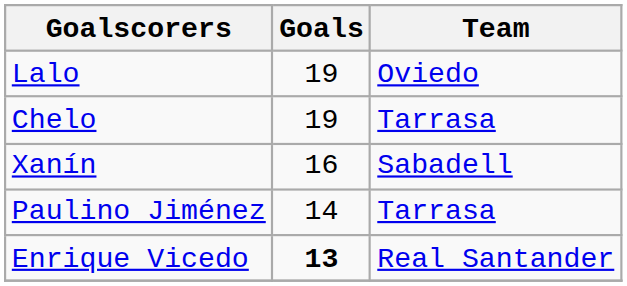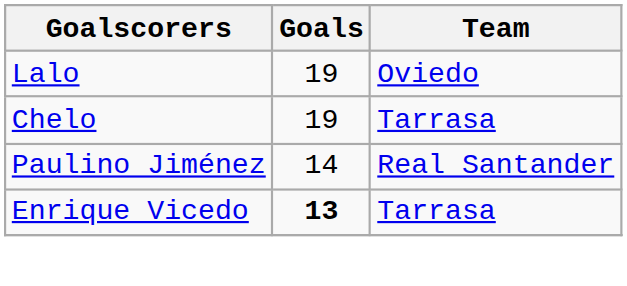- row: (54, 166)
(437, 212) Tarrasa -> (496, 166) Real Santander
(496, 258) Real Santander -> (437, 212) Tarrasa
